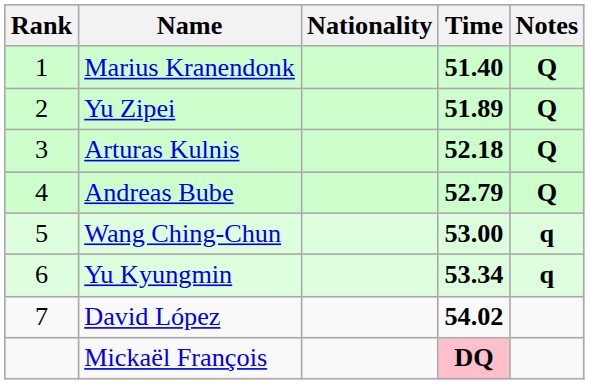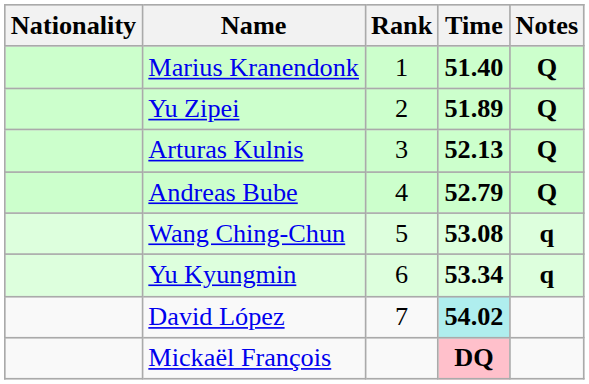columns swapped: (42, 25) <-> (370, 25)
(474, 150) 52.18 -> (474, 150) 52.13
(474, 233) 53.00 -> (474, 233) 53.08
(474, 316) no background -> (474, 316) paleturquoise background
